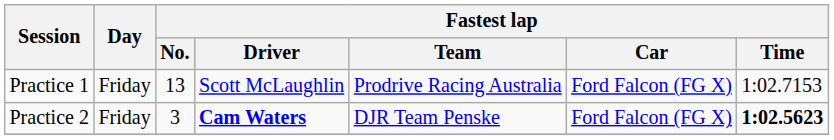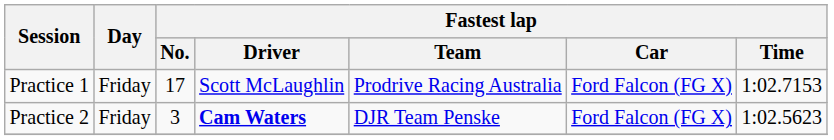(175, 85) 13 -> (175, 85) 17
(782, 118) bold -> (782, 118) normal
